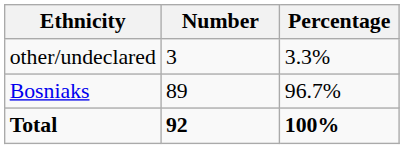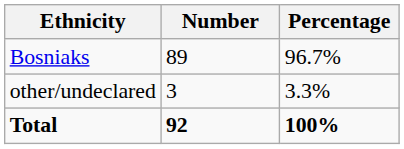rows swapped: (50, 90) <-> (83, 56)
